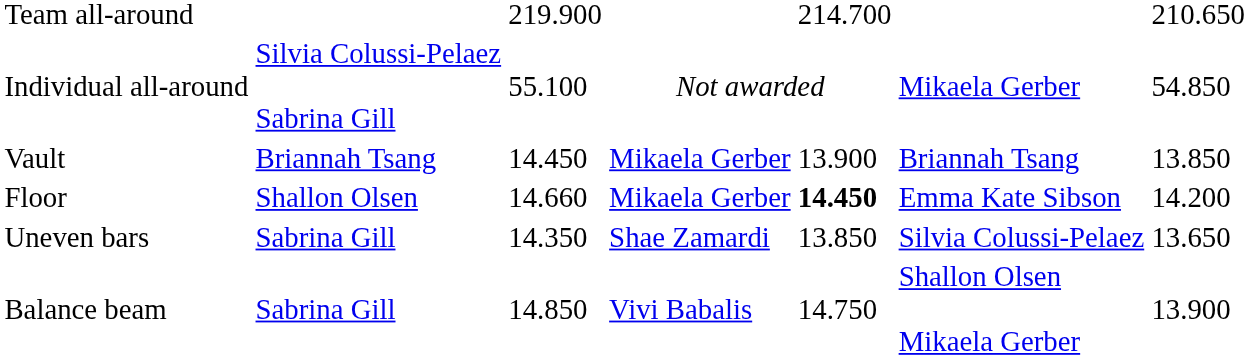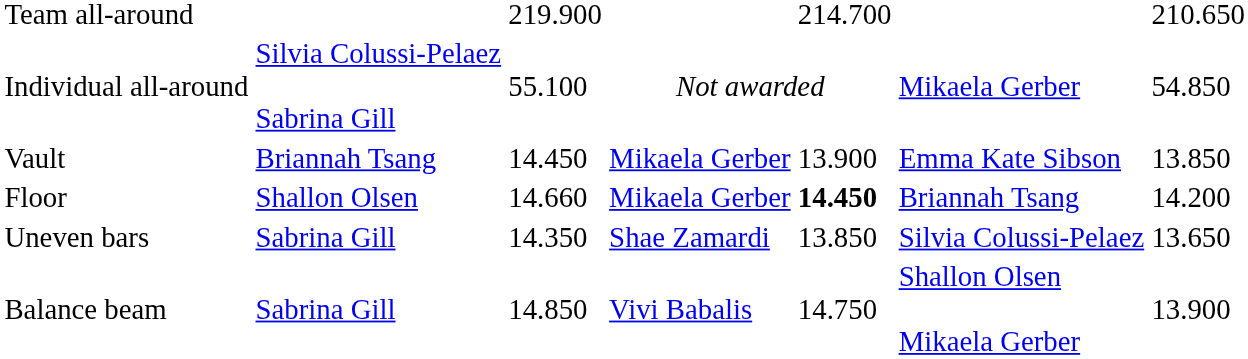(989, 158) Briannah Tsang -> (1010, 158) Emma Kate Sibson
(1010, 197) Emma Kate Sibson -> (989, 197) Briannah Tsang
